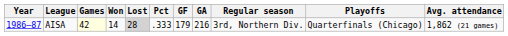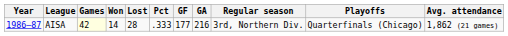(132, 25) lightgrey background -> (132, 25) no background
(183, 25) 179 -> (183, 25) 177
